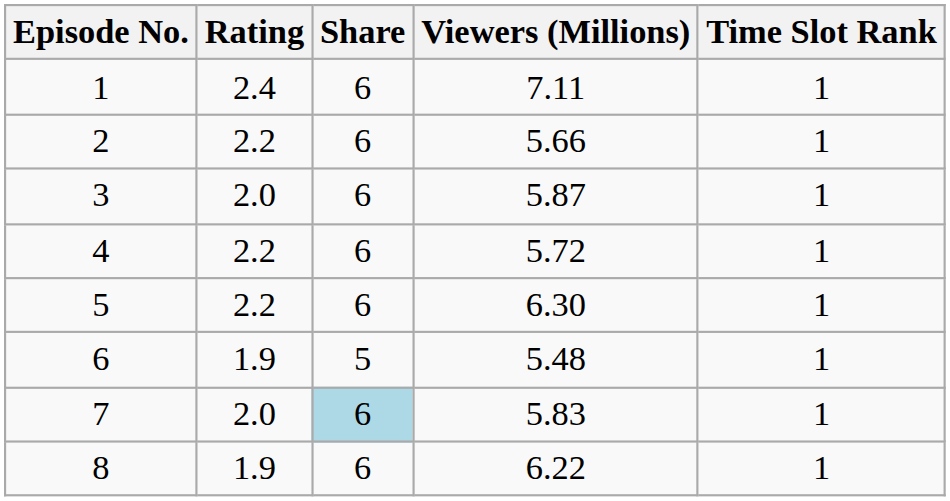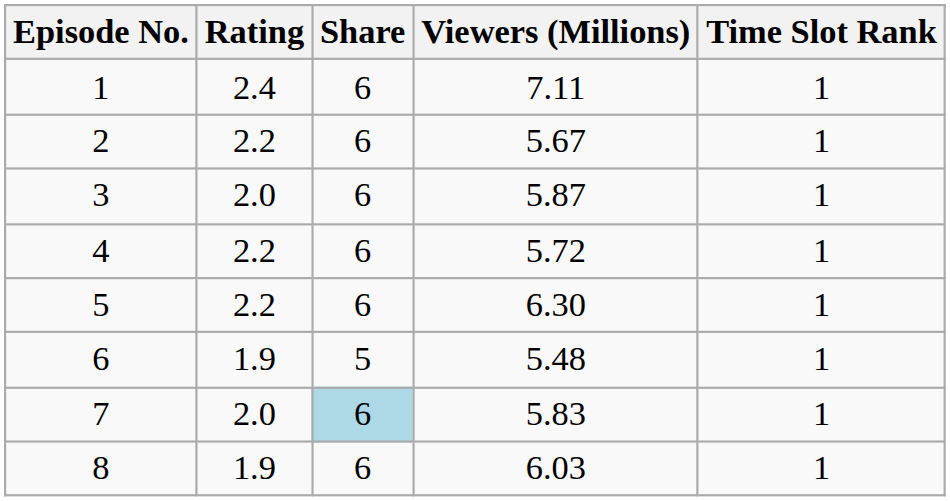(556, 140) 5.66 -> (556, 140) 5.67
(556, 468) 6.22 -> (556, 468) 6.03
